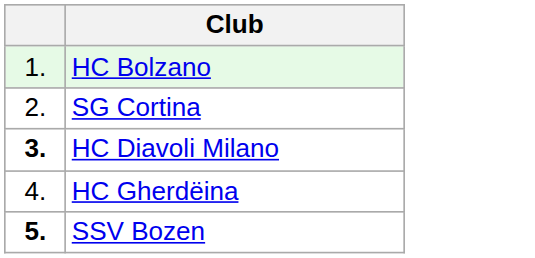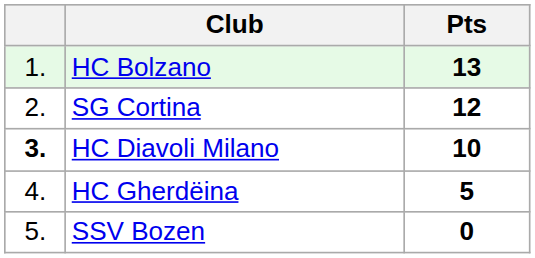+ column: (467, 25)
(35, 231) bold -> (35, 231) normal
